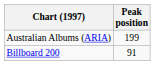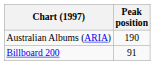(132, 38) 199 -> (132, 38) 190
